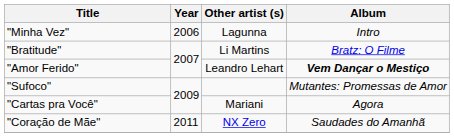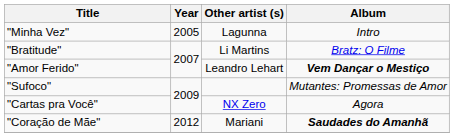(186, 31) 2006 -> (186, 31) 2005
(244, 104) Mariani -> (244, 104) NX Zero
(186, 123) 2011 -> (186, 123) 2012
(244, 123) NX Zero -> (244, 123) Mariani
(368, 123) normal -> (368, 123) bold
